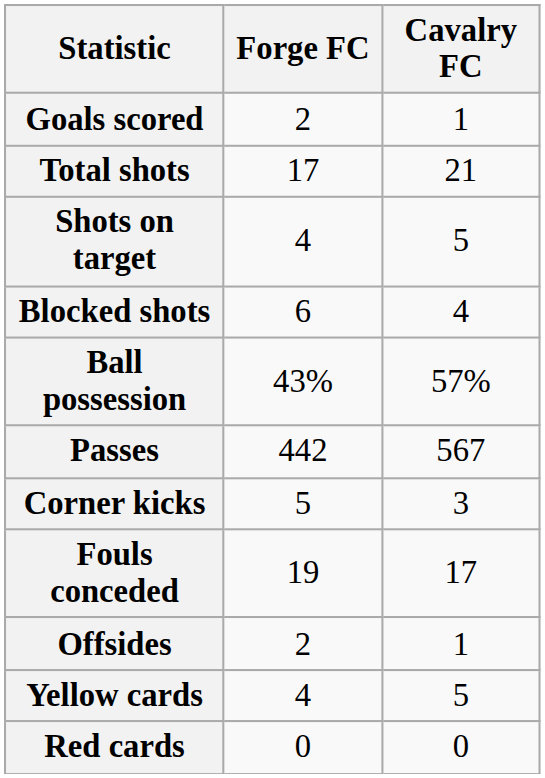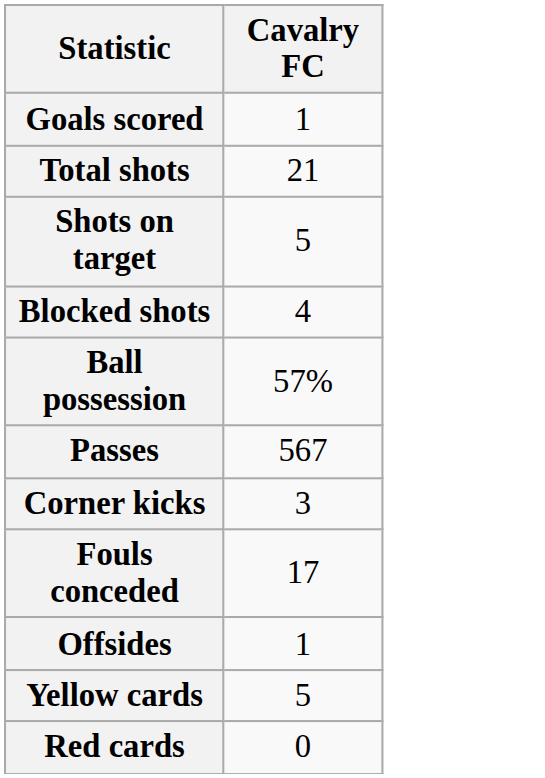- column: (303, 48)
